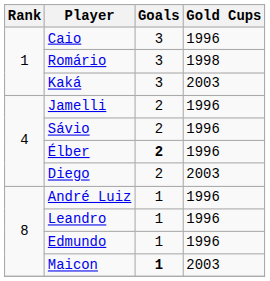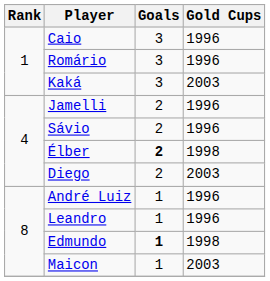(203, 61) 1998 -> (203, 61) 1996
(203, 152) 1996 -> (203, 152) 1998
(159, 243) normal -> (159, 243) bold
(203, 243) 1996 -> (203, 243) 1998
(159, 265) bold -> (159, 265) normal
